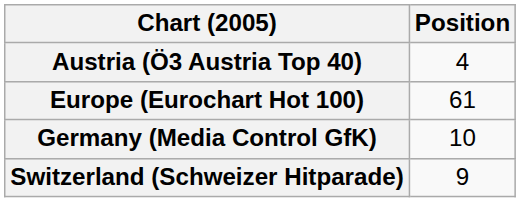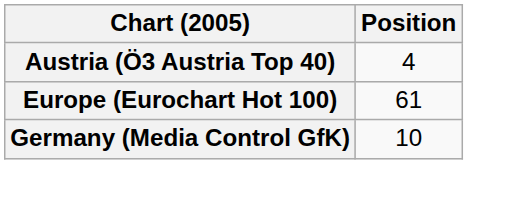- row: (207, 176)
